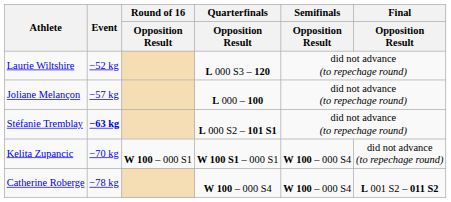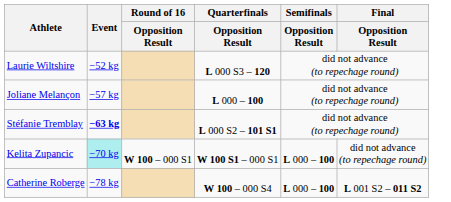(104, 154) no background -> (104, 154) paleturquoise background
(317, 160) W 100 – 000 S4 -> (309, 160) L 000 – 100
(317, 189) W 100 – 000 S4 -> (309, 189) L 000 – 100
